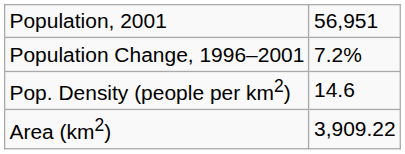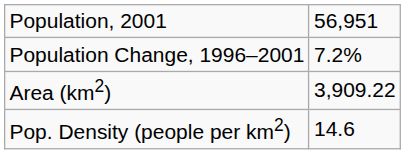rows swapped: (60, 129) <-> (150, 90)
